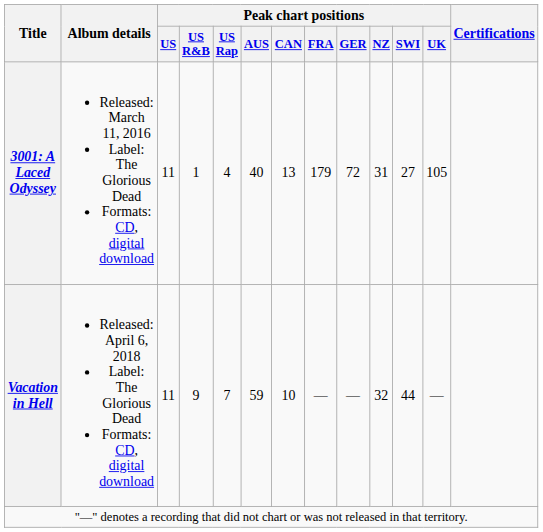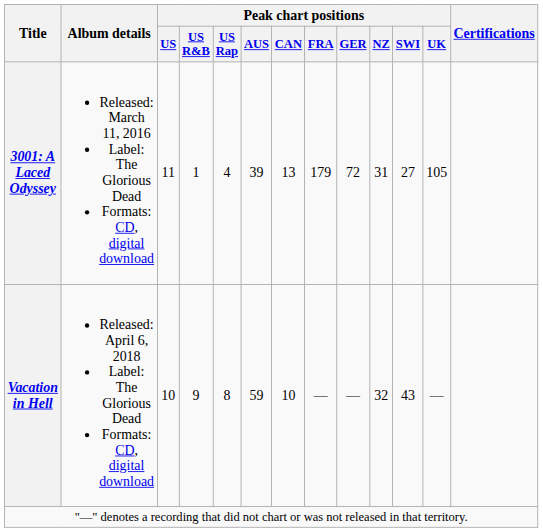(256, 173) 40 -> (256, 173) 39
(168, 395) 11 -> (168, 395) 10
(227, 395) 7 -> (227, 395) 8
(408, 395) 44 -> (408, 395) 43
